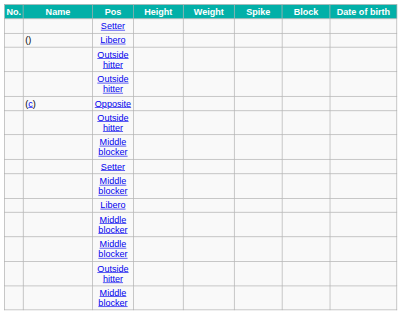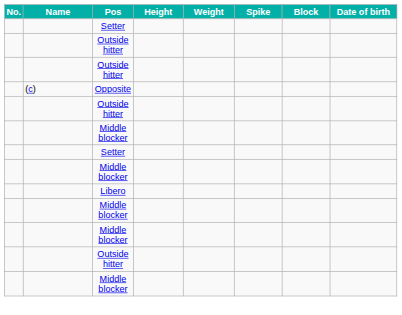- row: (28, 41)
